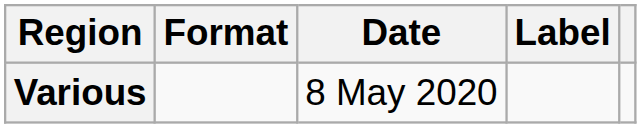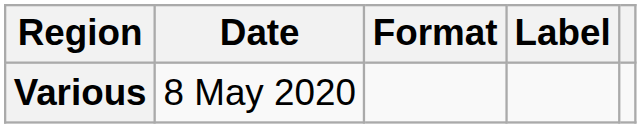columns swapped: (401, 33) <-> (226, 33)
